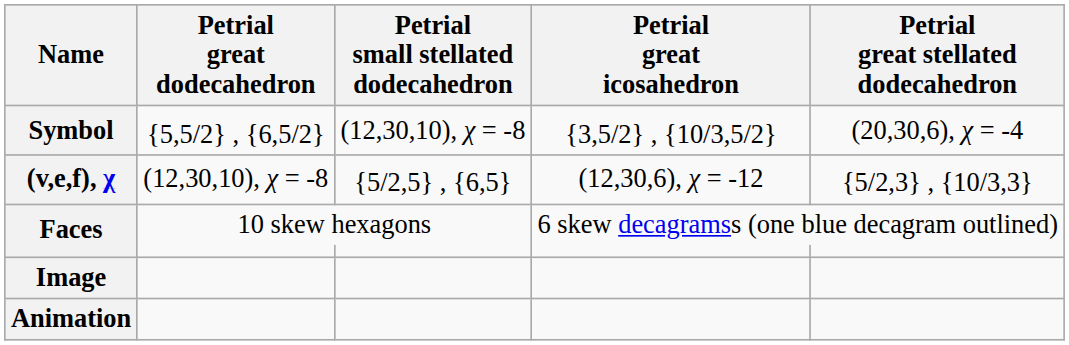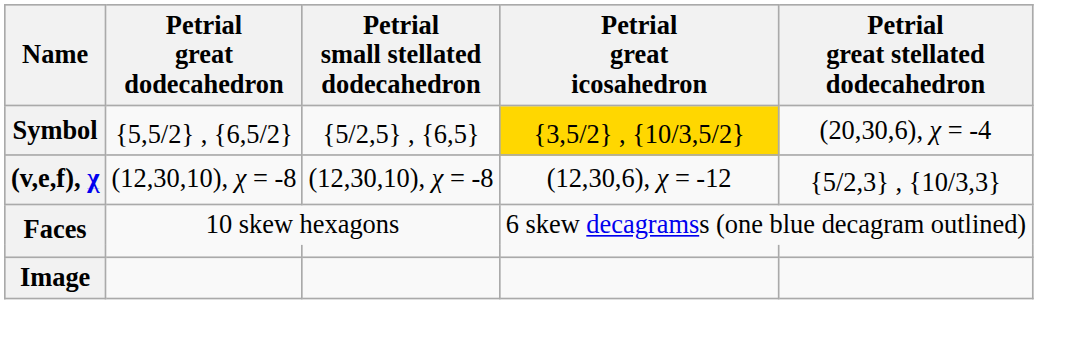(433, 130) (12,30,10), χ = -8 -> (401, 133) {5/2,5} , {6,5}
(671, 133) no background -> (639, 133) gold background
(433, 182) {5/2,5} , {6,5} -> (401, 179) (12,30,10), χ = -8
- row: (71, 318)
